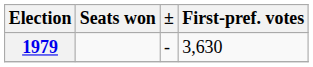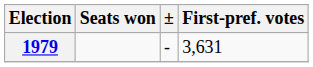(202, 47) 3,630 -> (202, 47) 3,631
